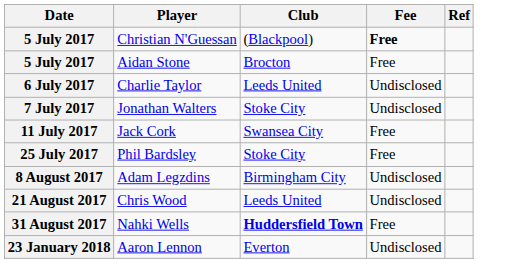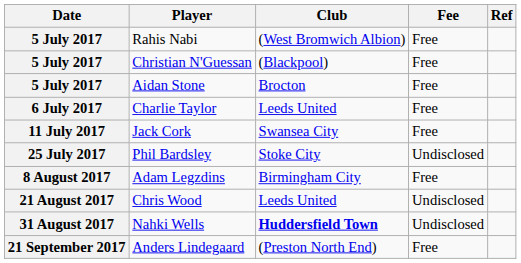+ row: (165, 39)
(384, 39) bold -> (425, 62) normal
(406, 85) Undisclosed -> (425, 108) Free
- row: (167, 108)
(382, 154) Free -> (448, 154) Undisclosed
(406, 177) Undisclosed -> (425, 177) Free
(382, 223) Free -> (448, 223) Undisclosed
+ row: (188, 246)
- row: (160, 246)
